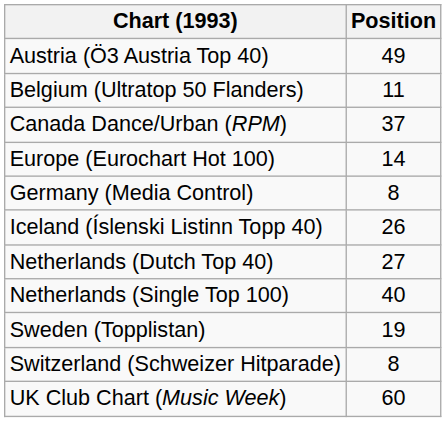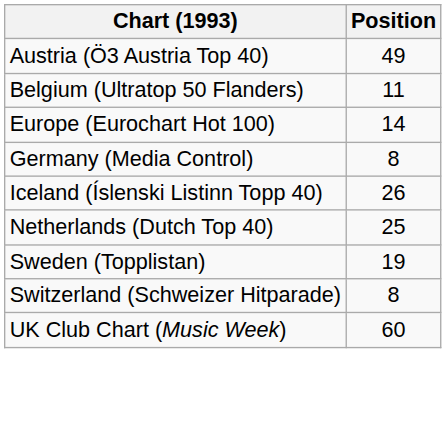- row: (148, 124)
(394, 261) 27 -> (394, 227) 25
- row: (149, 295)
